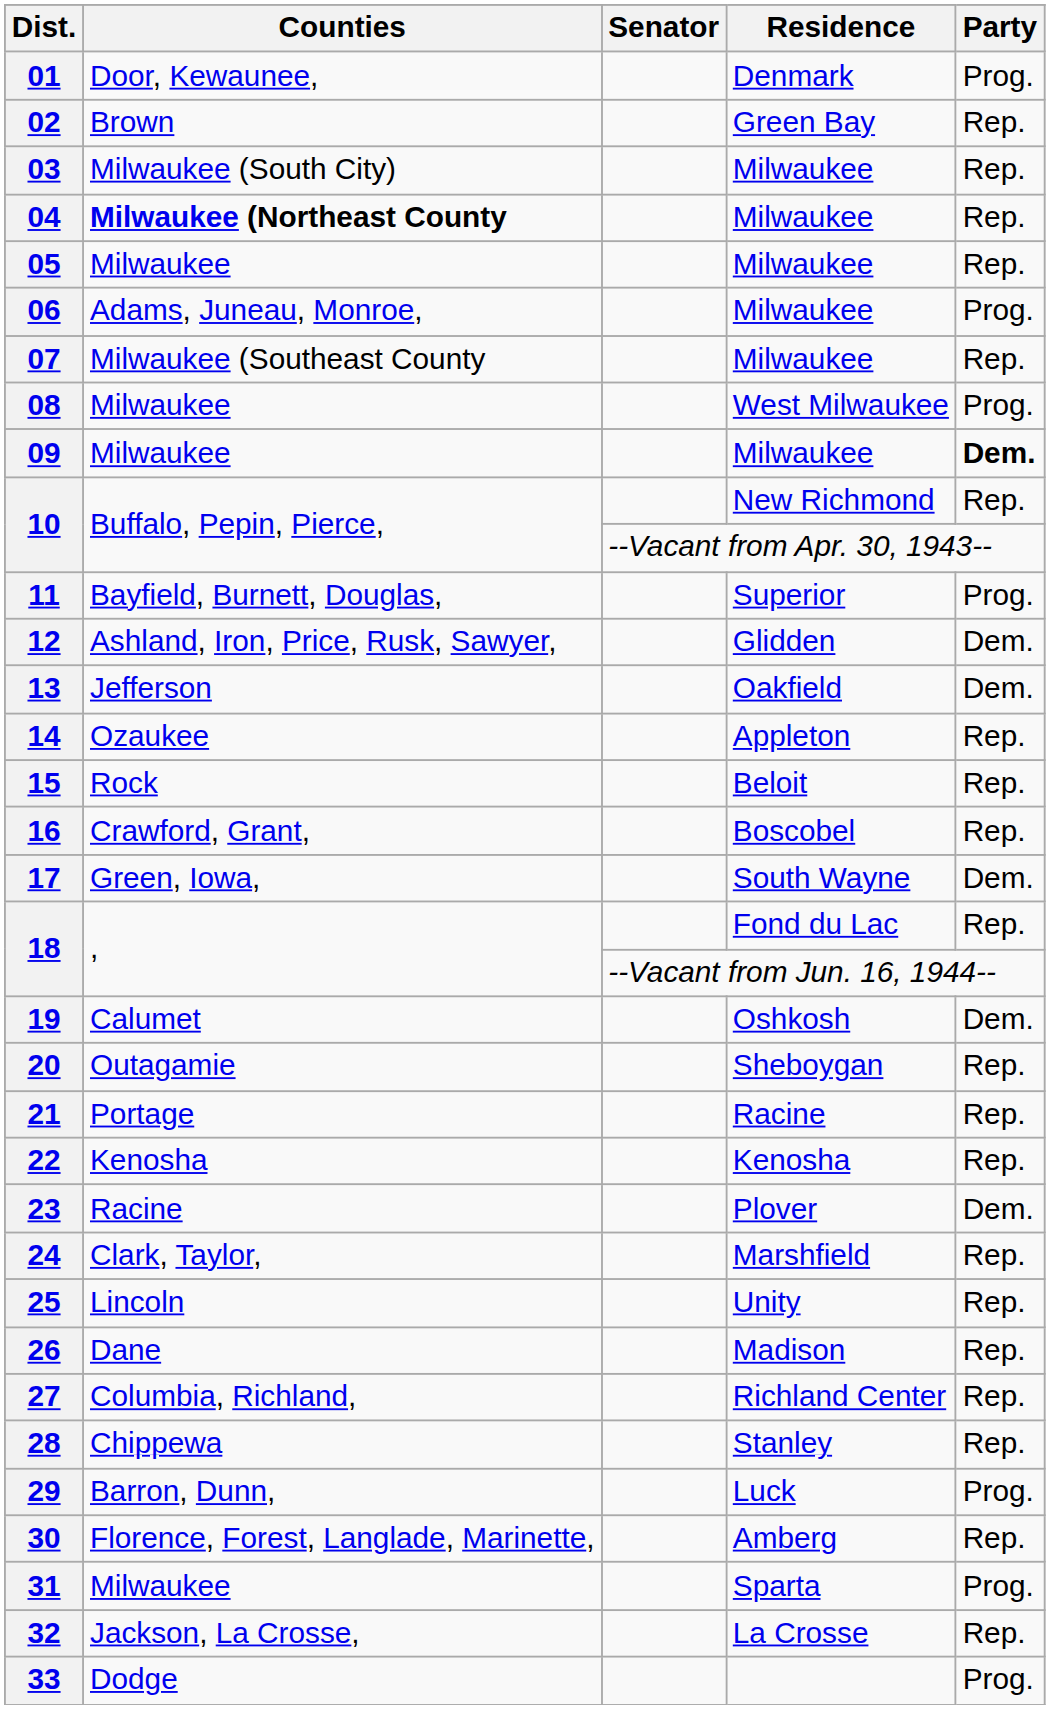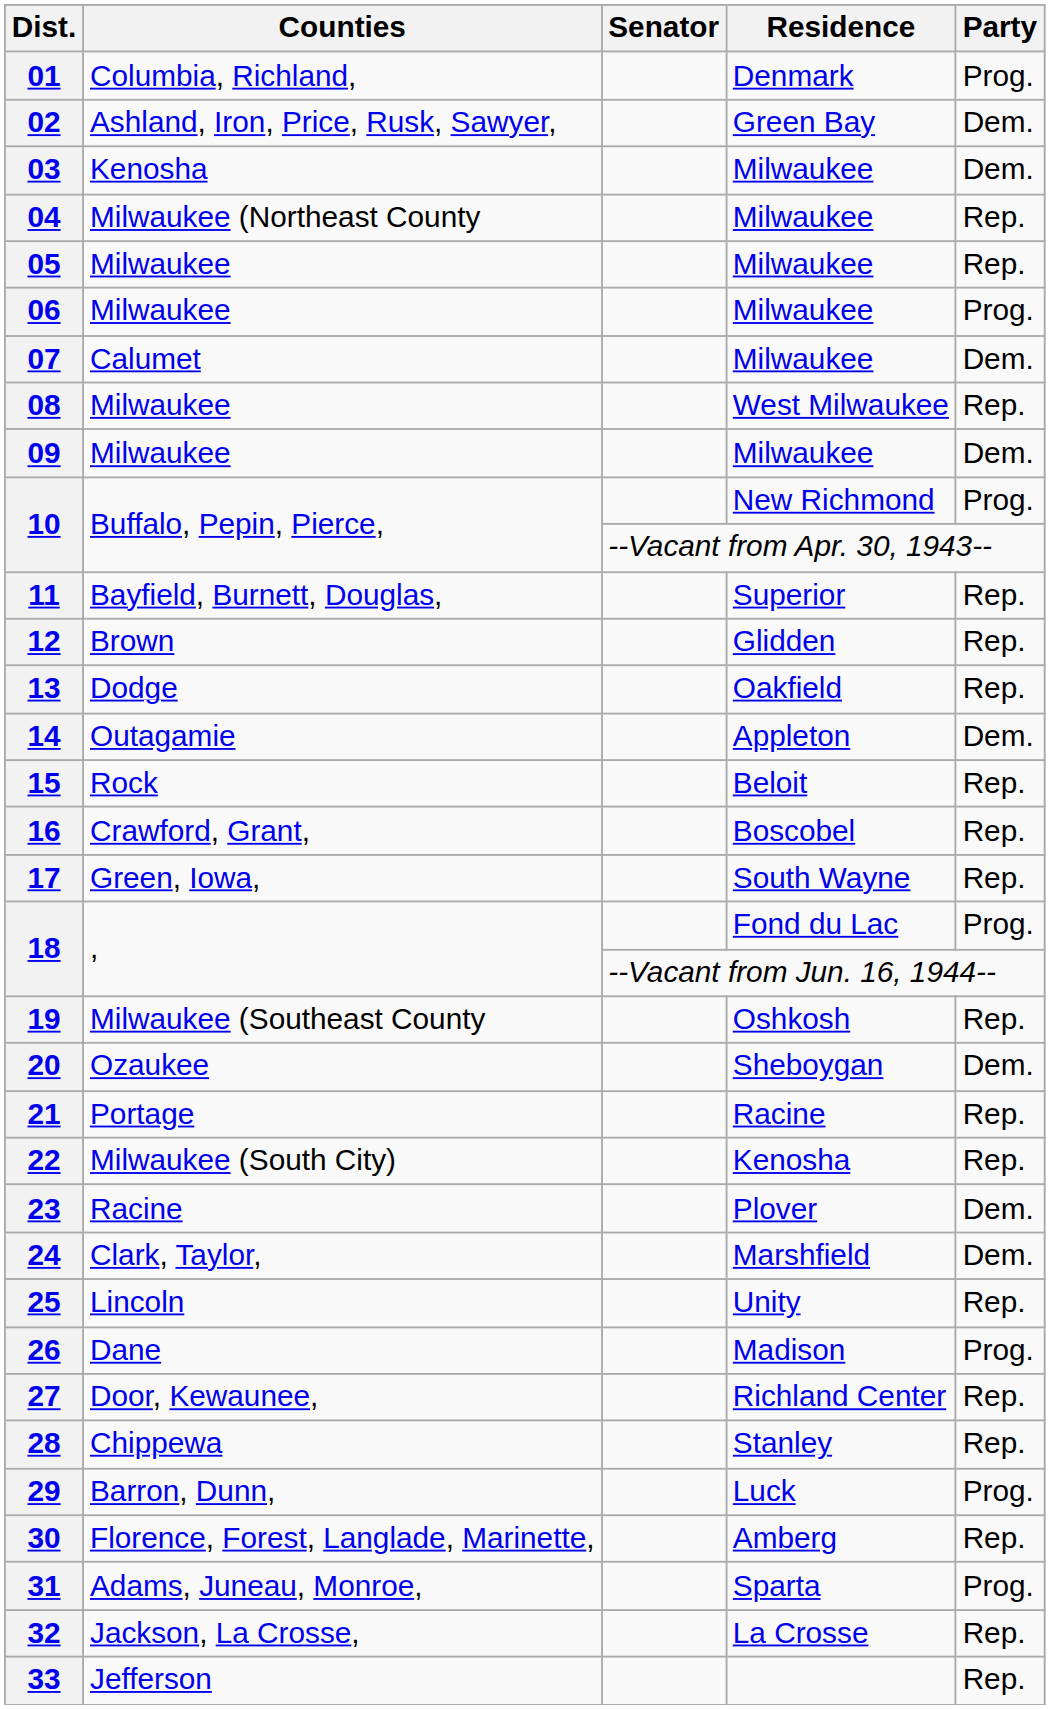(204, 75) Door, Kewaunee, -> (223, 75) Columbia, Richland,
(132, 122) Brown -> (323, 122) Ashland, Iron, Price, Rusk, Sawyer,
(994, 122) Rep. -> (998, 122) Dem.
(243, 169) Milwaukee (South City) -> (149, 169) Kenosha
(994, 169) Rep. -> (998, 169) Dem.
(298, 216) bold -> (285, 216) normal
(256, 311) Adams, Juneau, Monroe, -> (160, 311) Milwaukee
(288, 358) Milwaukee (Southeast County -> (145, 358) Calumet
(994, 358) Rep. -> (998, 358) Dem.
(998, 405) Prog. -> (994, 405) Rep.
(999, 452) bold -> (998, 452) normal
(994, 500) Rep. -> (998, 500) Prog.
(998, 594) Prog. -> (994, 594) Rep.
(323, 641) Ashland, Iron, Price, Rusk, Sawyer, -> (132, 641) Brown
(998, 641) Dem. -> (994, 641) Rep.
(151, 688) Jefferson -> (134, 688) Dodge
(998, 688) Dem. -> (994, 688) Rep.
(150, 736) Ozaukee -> (163, 736) Outagamie
(994, 736) Rep. -> (998, 736) Dem.
(998, 877) Dem. -> (994, 877) Rep.
(994, 924) Rep. -> (998, 924) Prog.
(145, 1019) Calumet -> (288, 1019) Milwaukee (Southeast County
(998, 1019) Dem. -> (994, 1019) Rep.
(163, 1066) Outagamie -> (150, 1066) Ozaukee
(994, 1066) Rep. -> (998, 1066) Dem.
(149, 1160) Kenosha -> (243, 1160) Milwaukee (South City)
(994, 1255) Rep. -> (998, 1255) Dem.
(994, 1349) Rep. -> (998, 1349) Prog.
(223, 1396) Columbia, Richland, -> (204, 1396) Door, Kewaunee,
(160, 1585) Milwaukee -> (256, 1585) Adams, Juneau, Monroe,
(134, 1680) Dodge -> (151, 1680) Jefferson
(998, 1680) Prog. -> (994, 1680) Rep.
